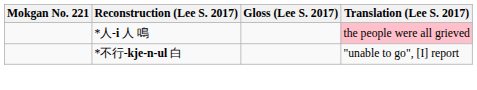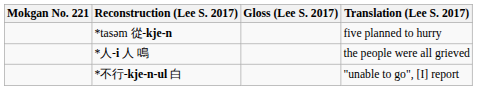+ row: (133, 33)
(407, 33) pink background -> (407, 54) no background
